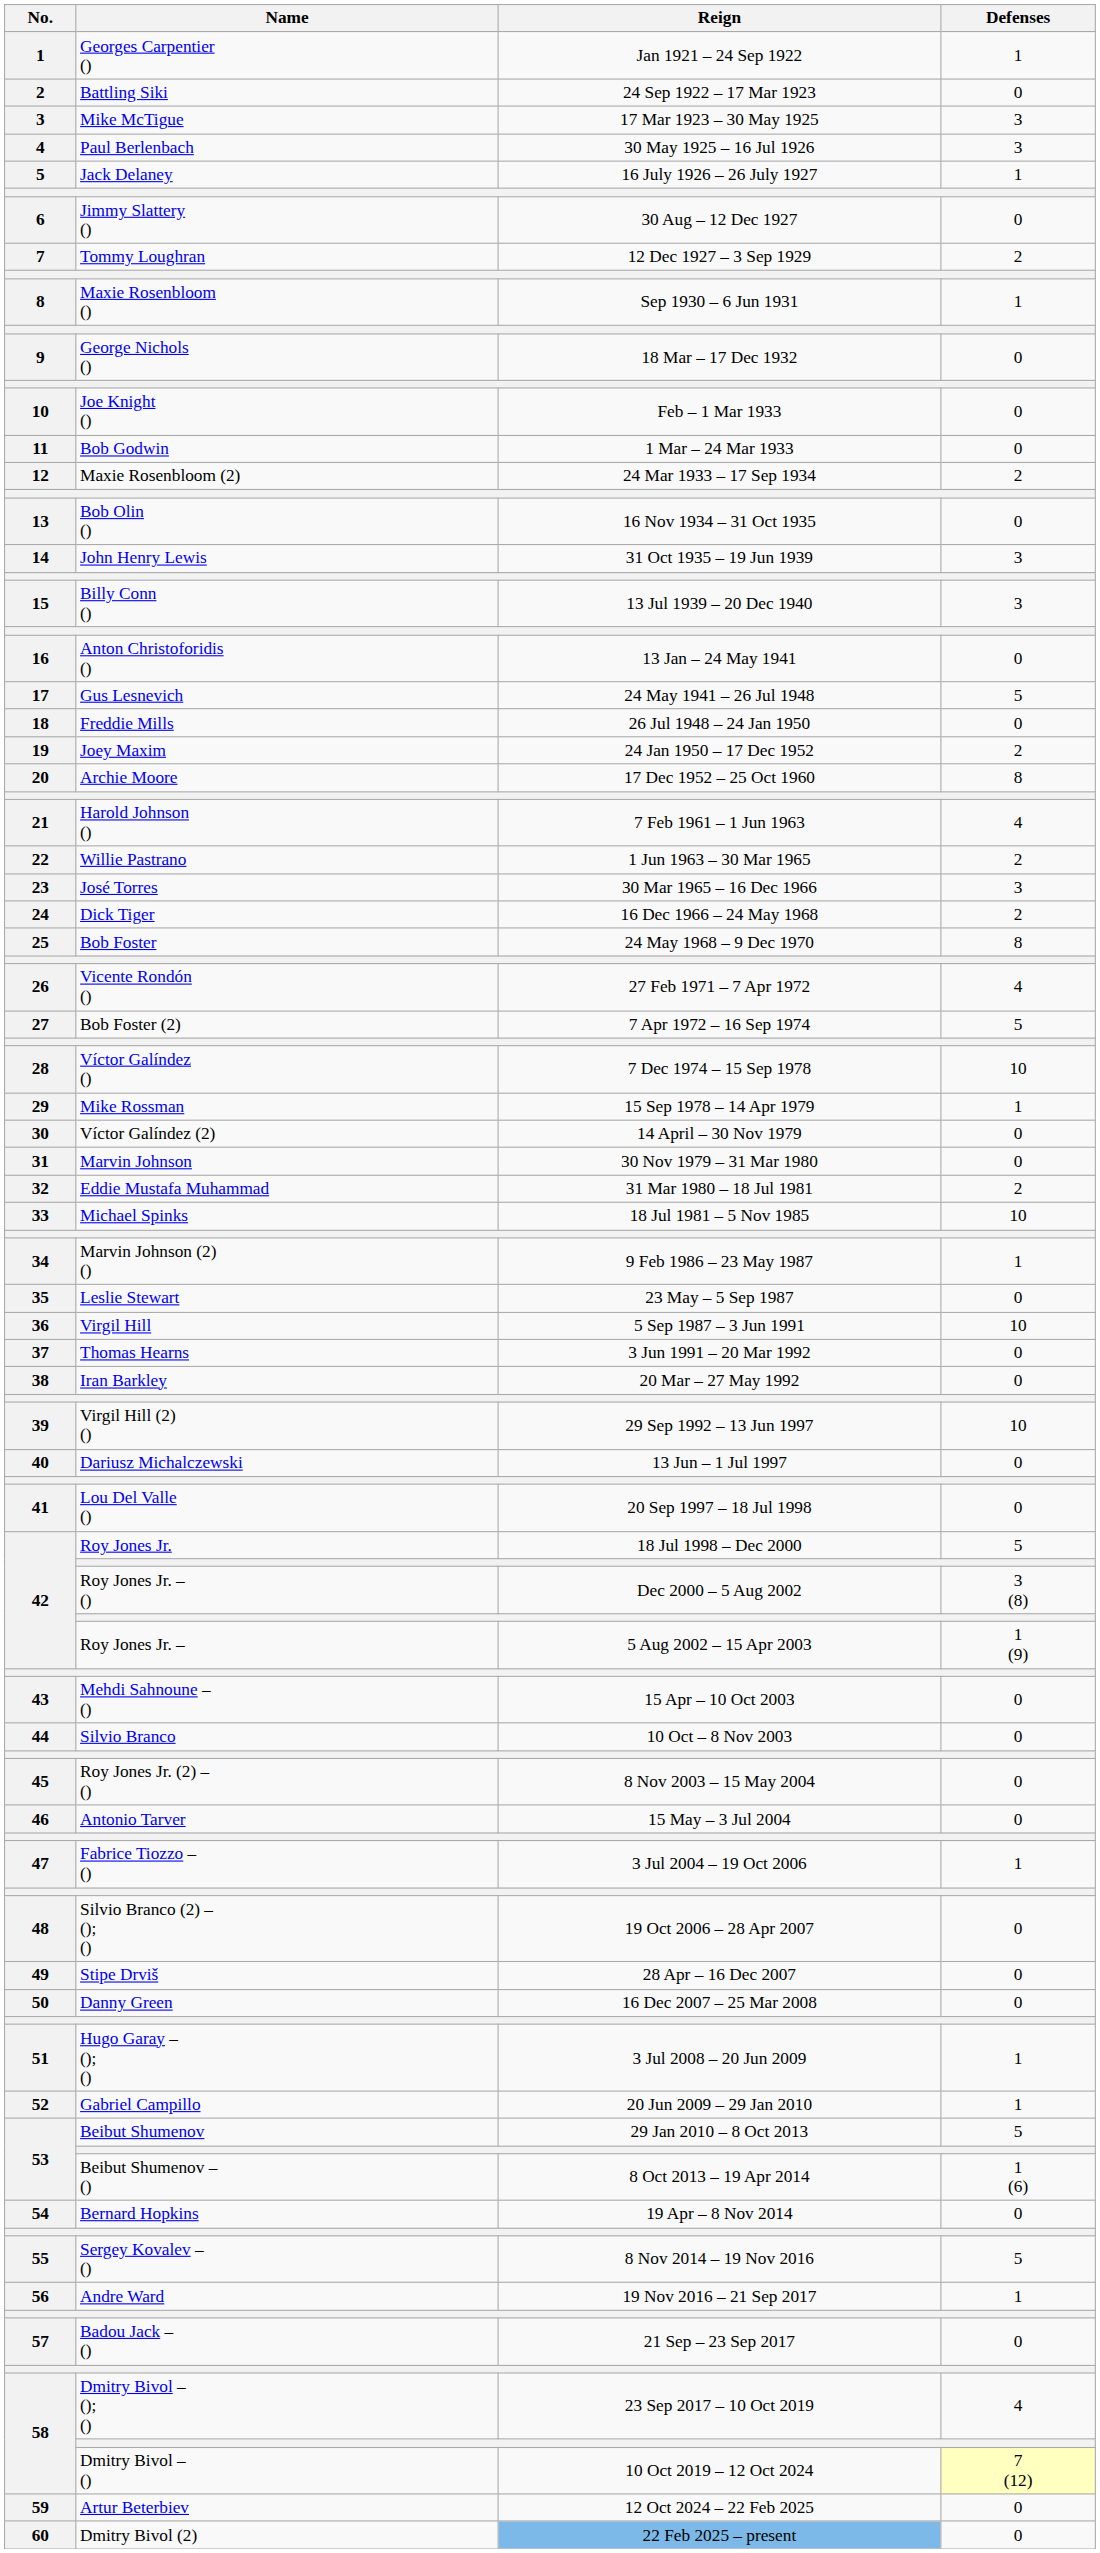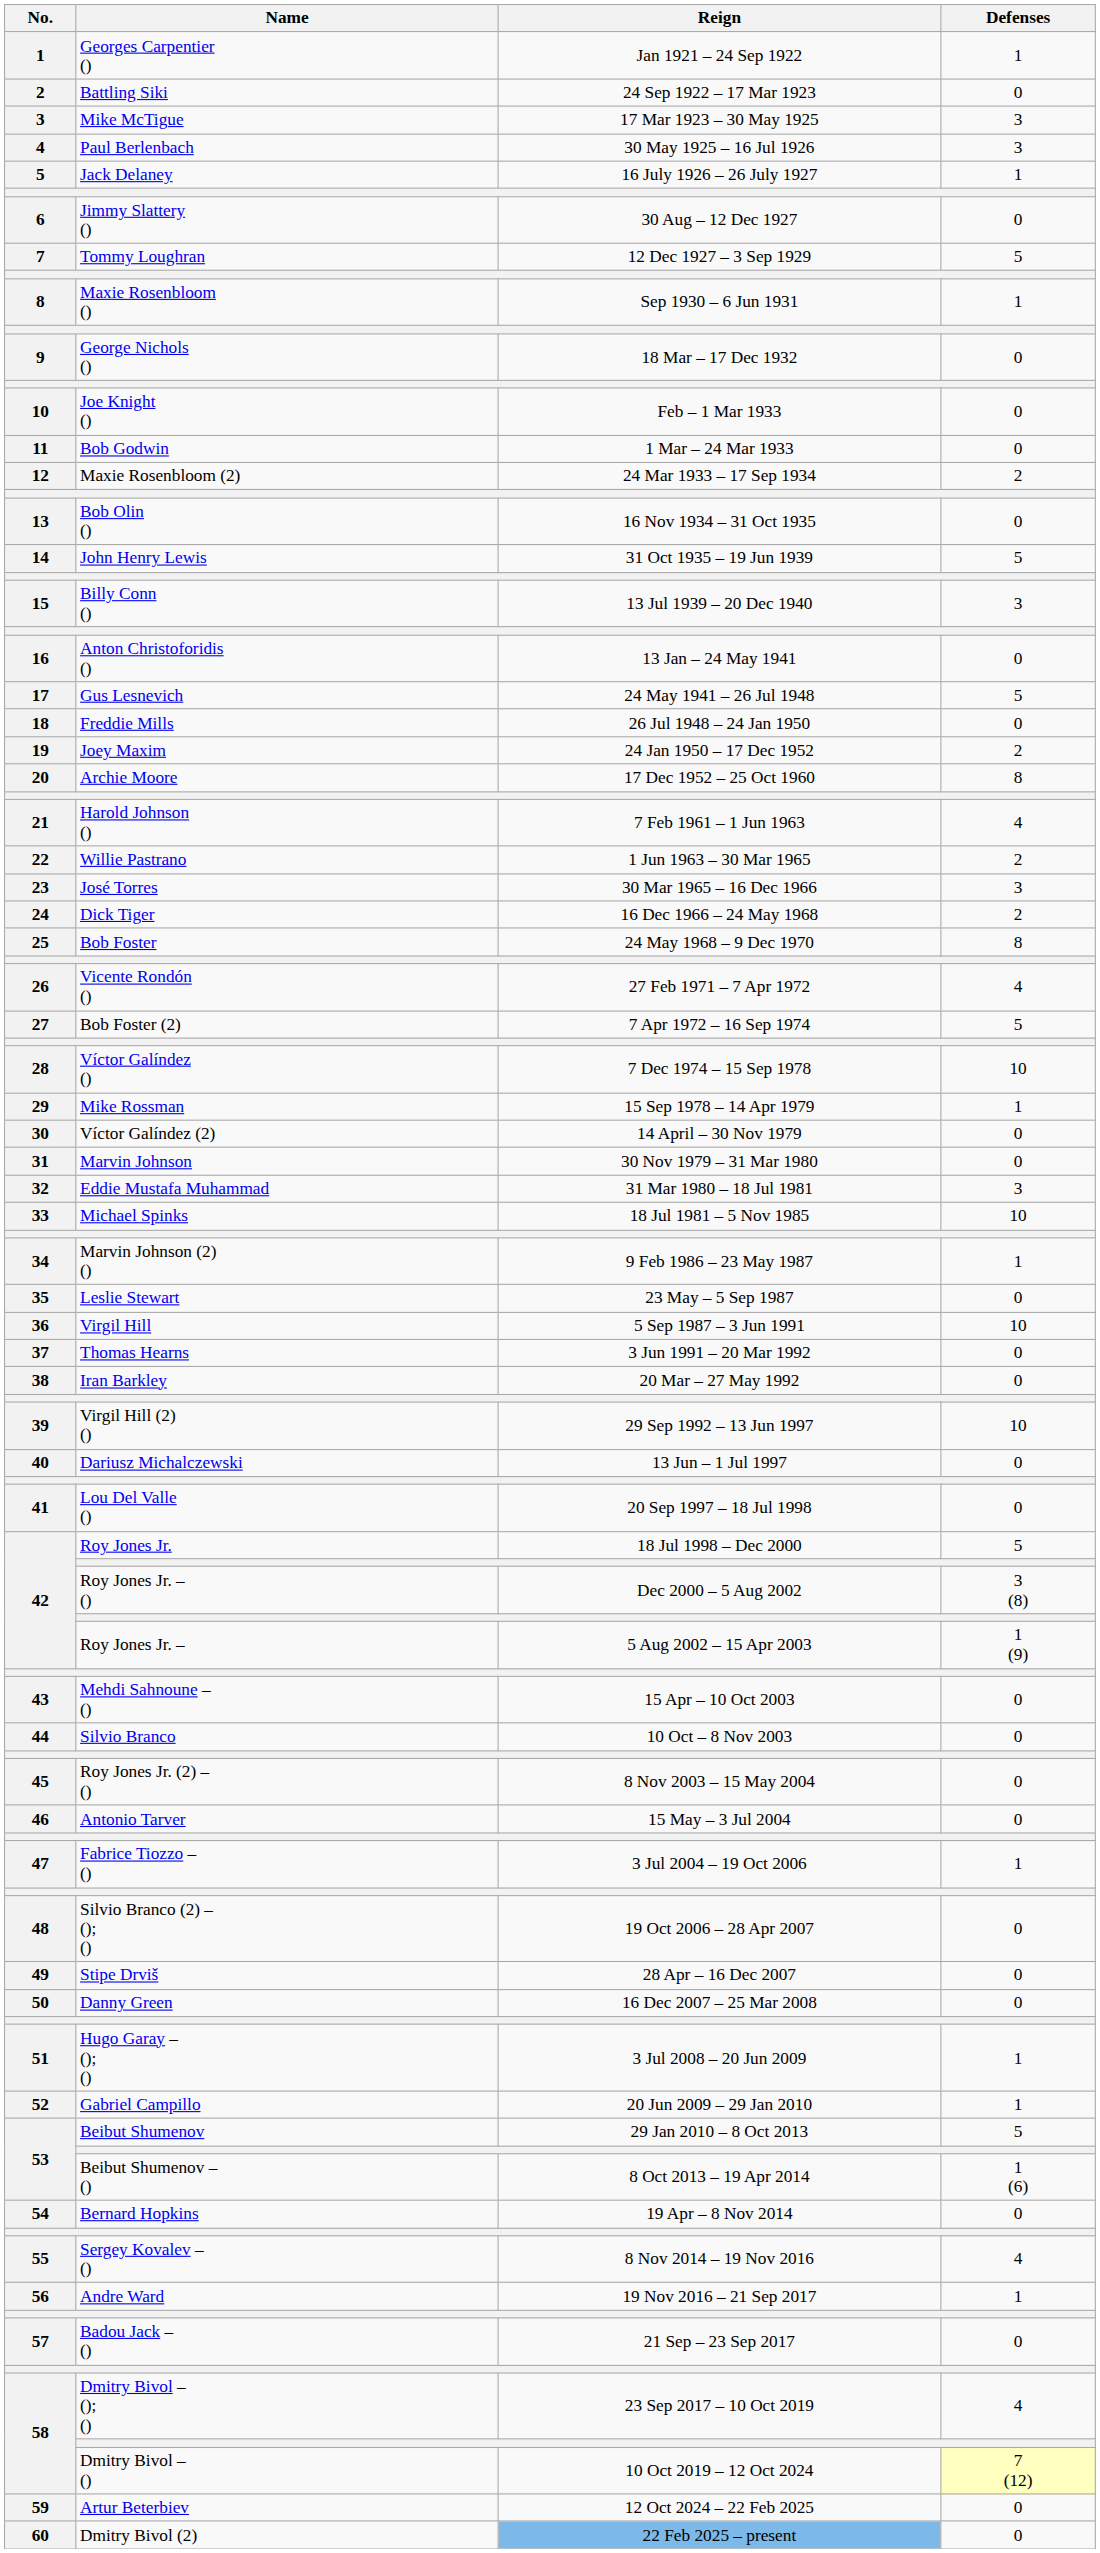(1018, 256) 2 -> (1018, 256) 5
(1018, 558) 3 -> (1018, 558) 5
(1018, 1188) 2 -> (1018, 1188) 3
(1018, 2259) 5 -> (1018, 2259) 4
